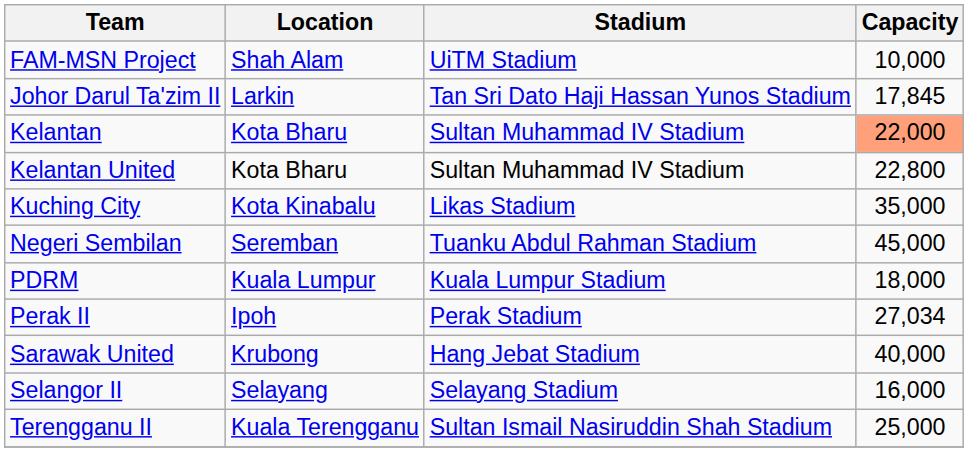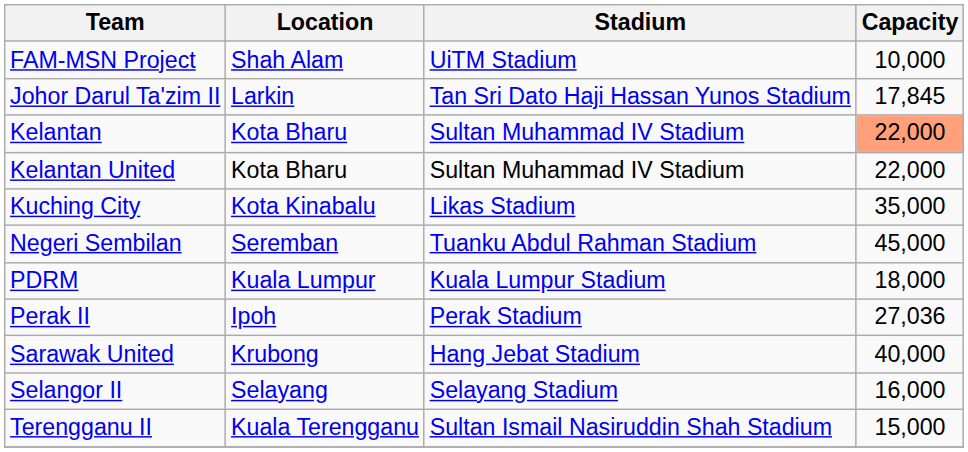(910, 170) 22,800 -> (910, 170) 22,000
(910, 317) 27,034 -> (910, 317) 27,036
(910, 427) 25,000 -> (910, 427) 15,000
